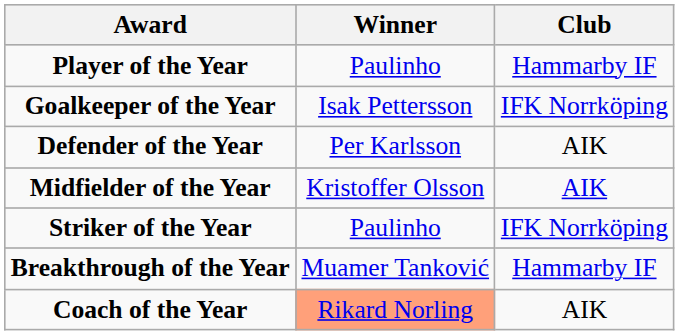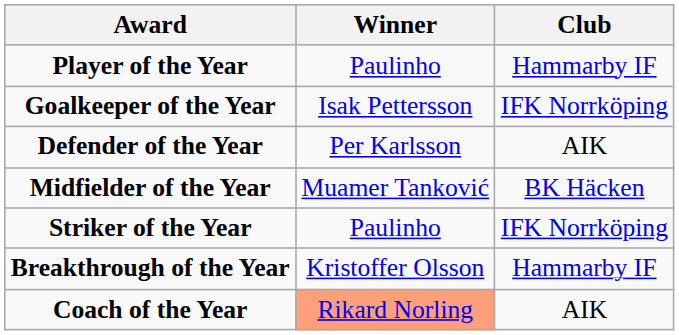(395, 187) Kristoffer Olsson -> (395, 187) Muamer Tanković
(584, 187) AIK -> (584, 187) BK Häcken
(395, 268) Muamer Tanković -> (395, 268) Kristoffer Olsson
